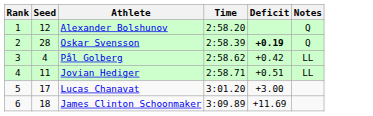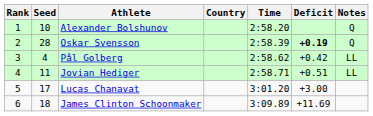+ column: (226, 12)
(45, 27) 12 -> (45, 27) 10
